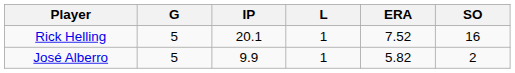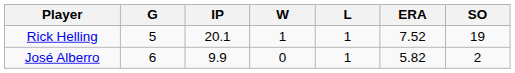+ column: (283, 15)
(473, 36) 16 -> (478, 36) 19
(174, 57) 5 -> (152, 57) 6
